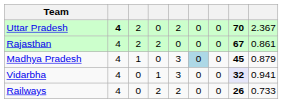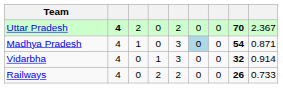- row: (29, 43)
(239, 59) 45 -> (239, 43) 54
(263, 59) 0.879 -> (263, 43) 0.871
(239, 75) lavender background -> (239, 59) no background
(263, 75) 0.941 -> (263, 59) 0.914
